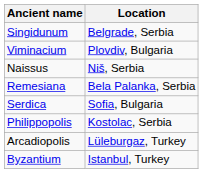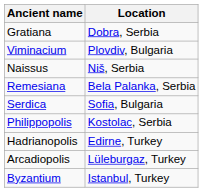- row: (37, 31)
+ row: (29, 31)
+ row: (42, 141)
